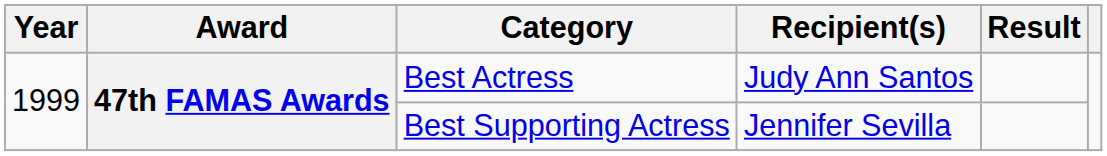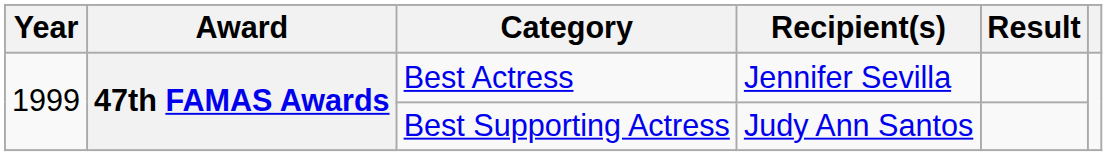(859, 77) Judy Ann Santos -> (848, 77) Jennifer Sevilla
(848, 125) Jennifer Sevilla -> (859, 125) Judy Ann Santos
